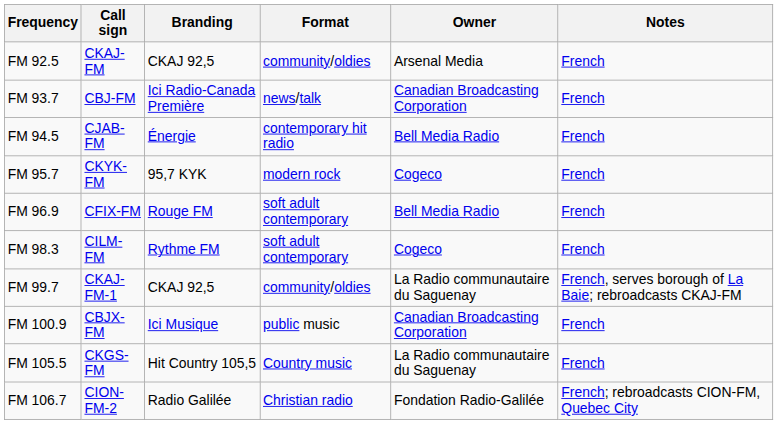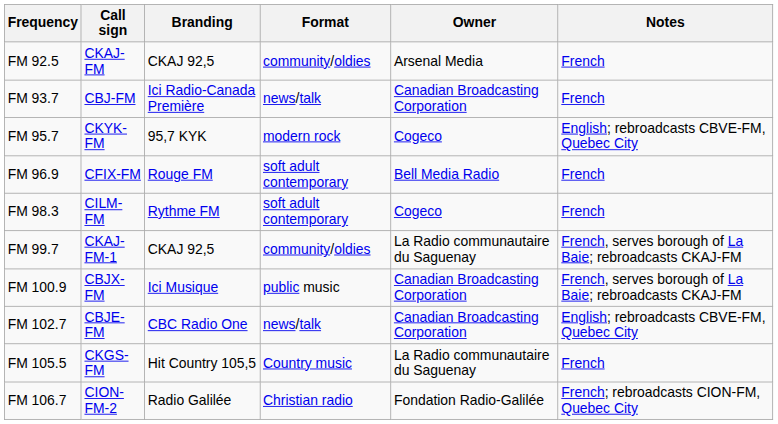- row: (33, 136)
(583, 174) French -> (663, 136) English; rebroadcasts CBVE-FM, Quebec City
(583, 325) French -> (652, 287) French, serves borough of La Baie; rebroadcasts CKAJ-FM
+ row: (37, 325)
